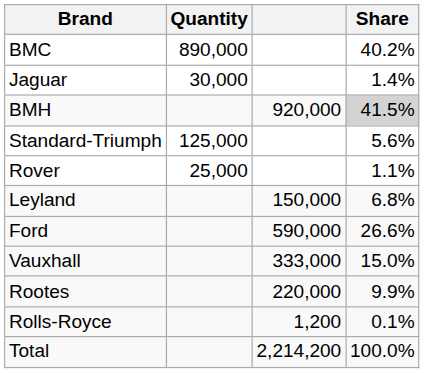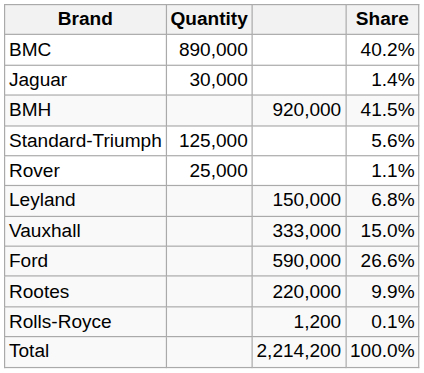(388, 110) lightgrey background -> (388, 110) no background
rows swapped: (29, 230) <-> (45, 261)
